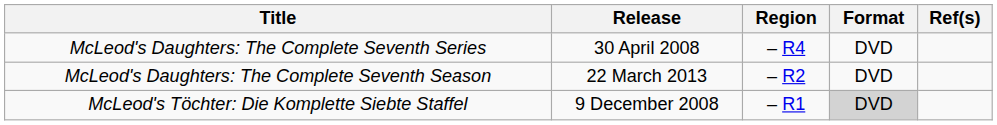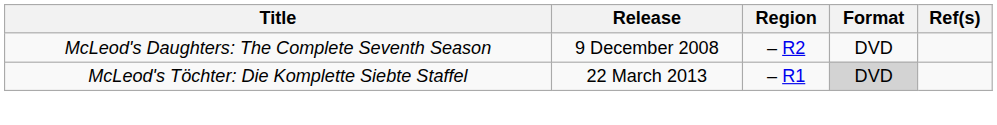- row: (278, 47)
(647, 76) 22 March 2013 -> (647, 47) 9 December 2008
(647, 104) 9 December 2008 -> (647, 76) 22 March 2013
